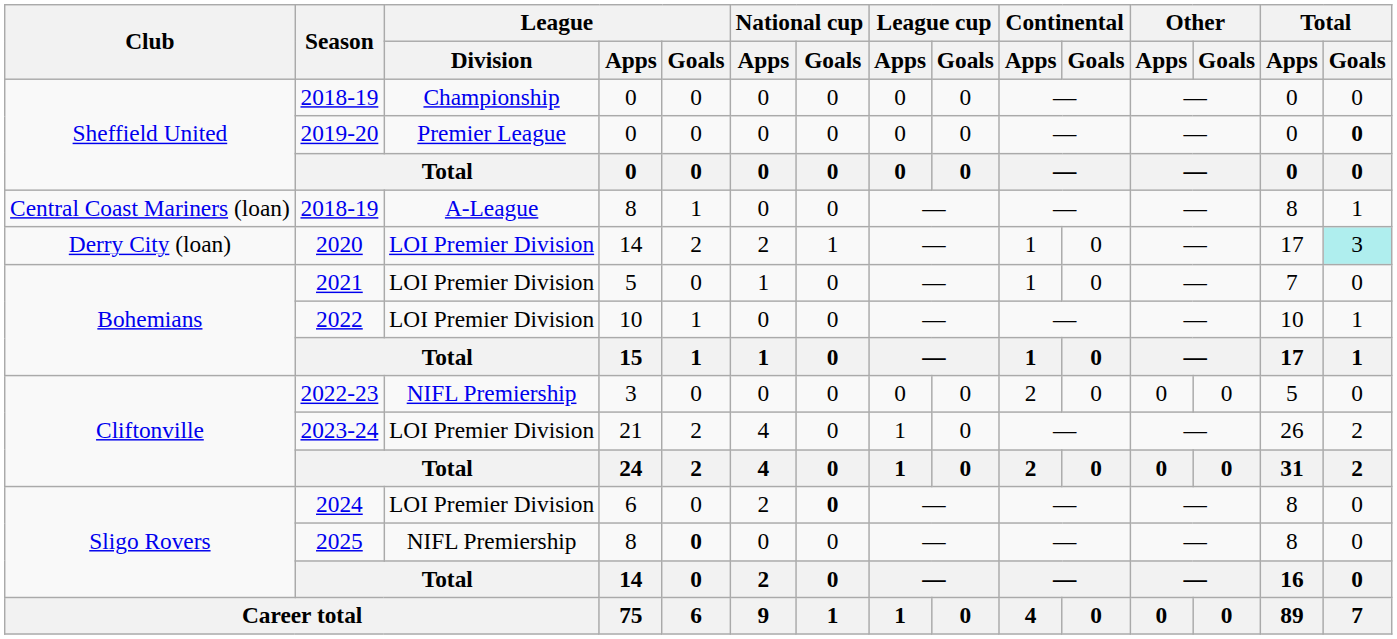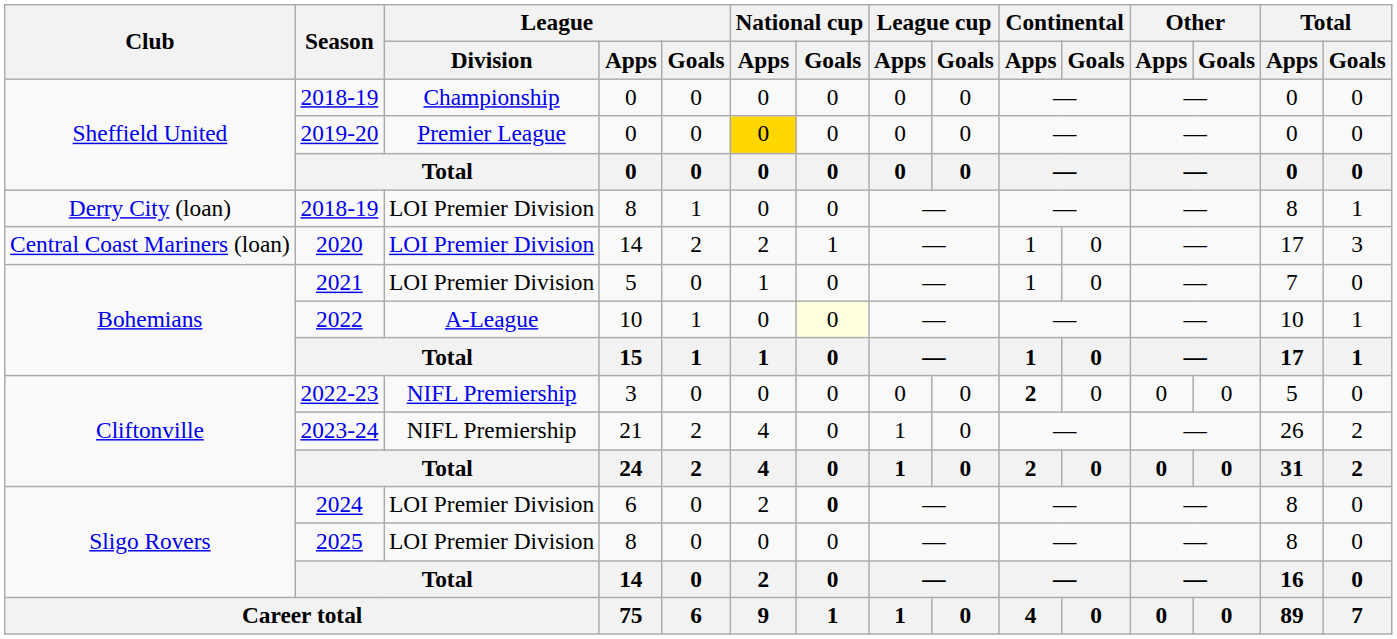(763, 134) no background -> (763, 134) gold background
(1357, 134) bold -> (1357, 134) normal
(150, 208) Central Coast Mariners (loan) -> (150, 208) Derry City (loan)
(492, 208) A-League -> (492, 208) LOI Premier Division
(150, 245) Derry City (loan) -> (150, 245) Central Coast Mariners (loan)
(1357, 245) paleturquoise background -> (1357, 245) no background
(492, 319) LOI Premier Division -> (492, 319) A-League
(833, 319) no background -> (833, 319) lightyellow background
(1031, 393) normal -> (1031, 393) bold
(492, 430) LOI Premier Division -> (492, 430) NIFL Premiership
(492, 541) NIFL Premiership -> (492, 541) LOI Premier Division
(696, 541) bold -> (696, 541) normal
